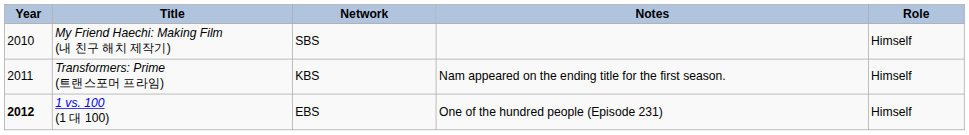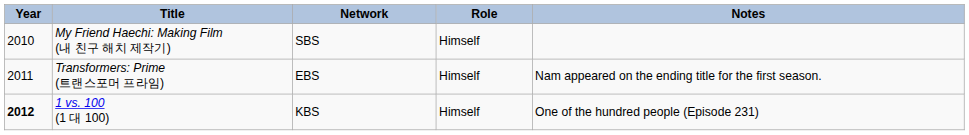columns swapped: (916, 14) <-> (652, 14)
(307, 76) KBS -> (307, 76) EBS
(307, 111) EBS -> (307, 111) KBS
